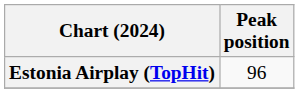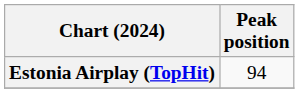(257, 72) 96 -> (257, 72) 94
